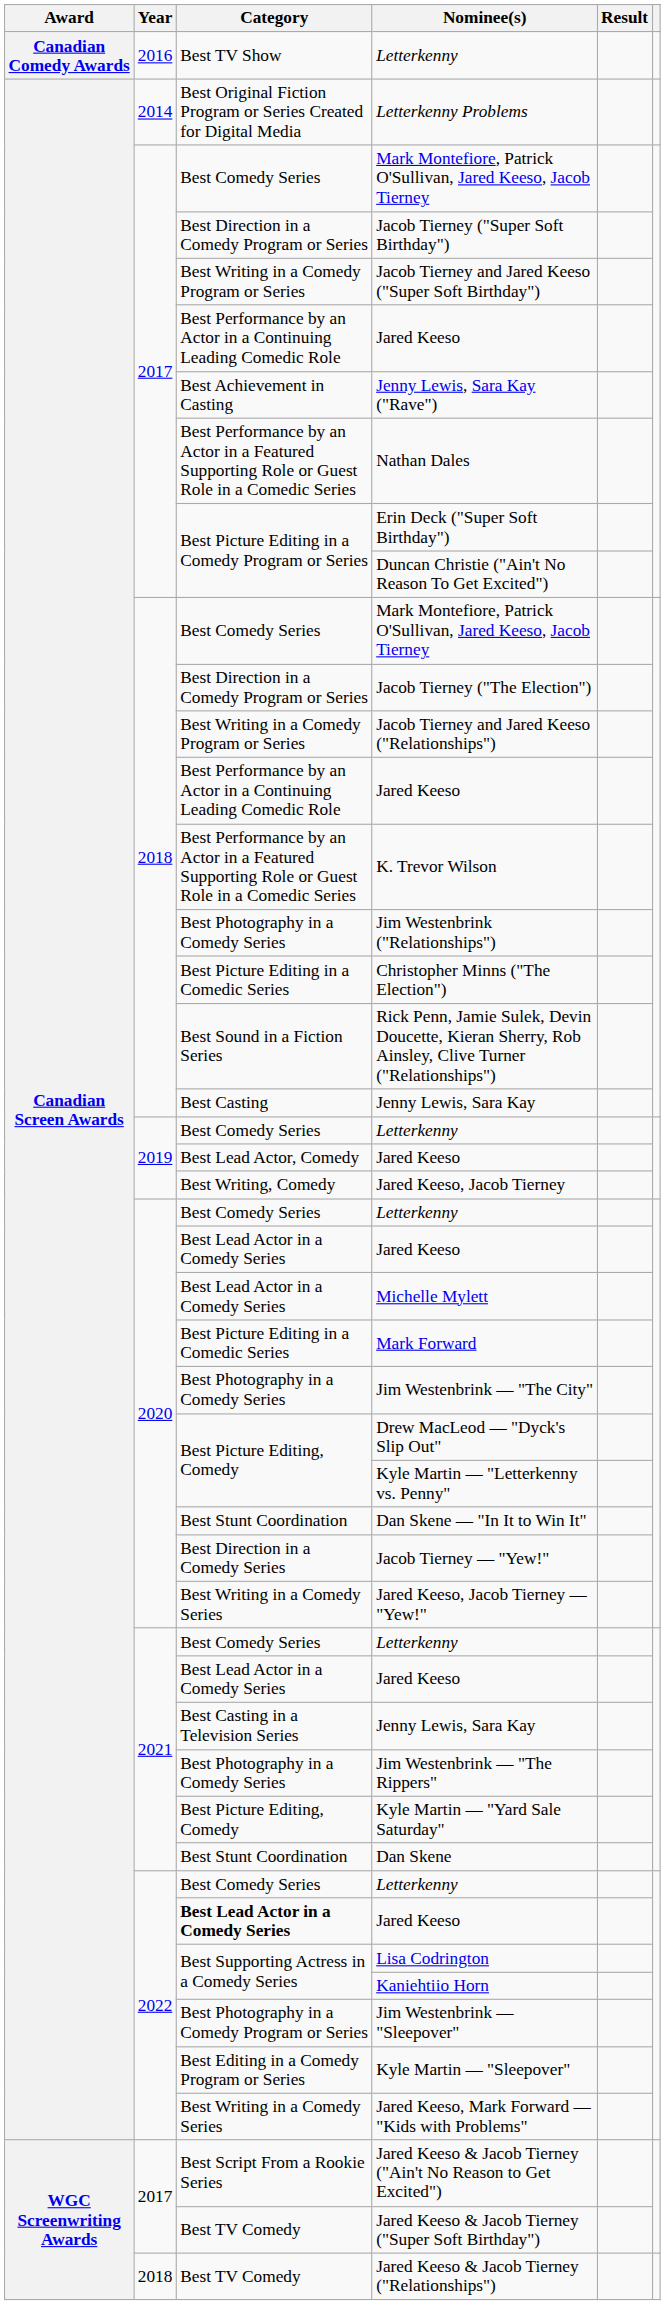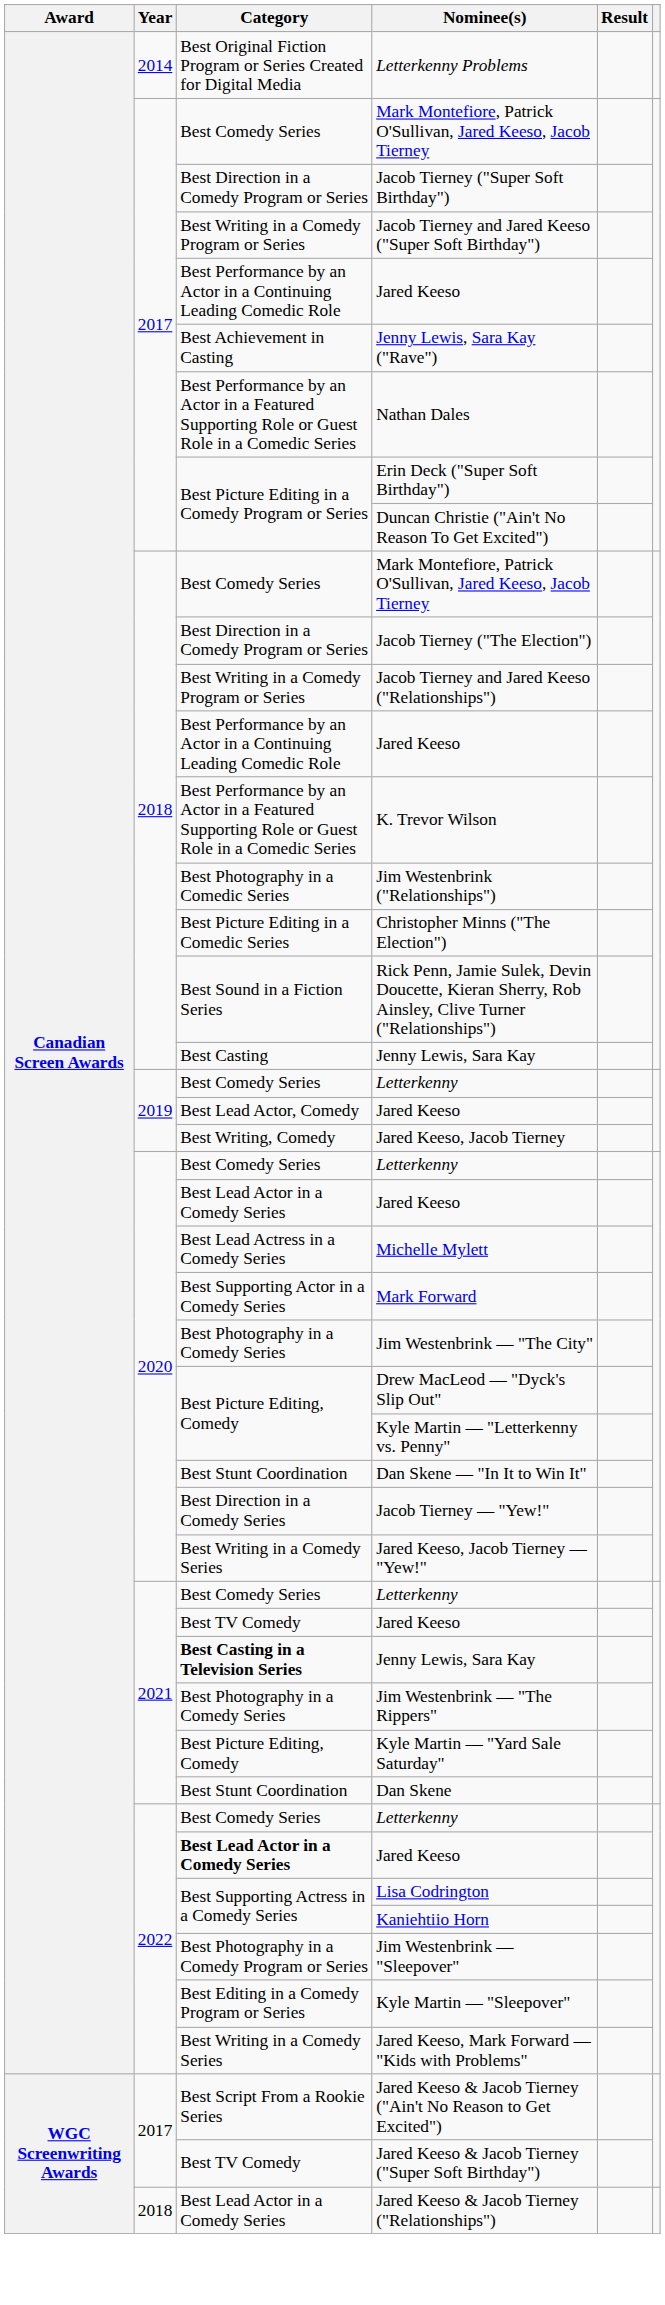- row: (155, 55)
(257, 932) Best Photography in a Comedy Series -> (257, 886) Best Photography in a Comedic Series
(251, 1296) Best Lead Actor in a Comedy Series -> (258, 1249) Best Lead Actress in a Comedy Series
(265, 1343) Best Picture Editing in a Comedic Series -> (272, 1296) Best Supporting Actor in a Comedy Series
(251, 1678) Best Lead Actor in a Comedy Series -> (240, 1622) Best TV Comedy
(239, 1725) normal -> (242, 1659) bold
(240, 2276) Best TV Comedy -> (251, 2210) Best Lead Actor in a Comedy Series
